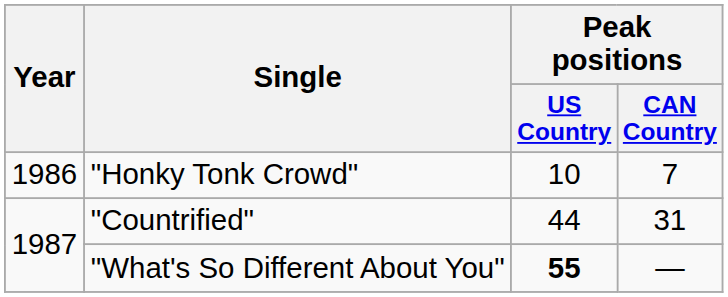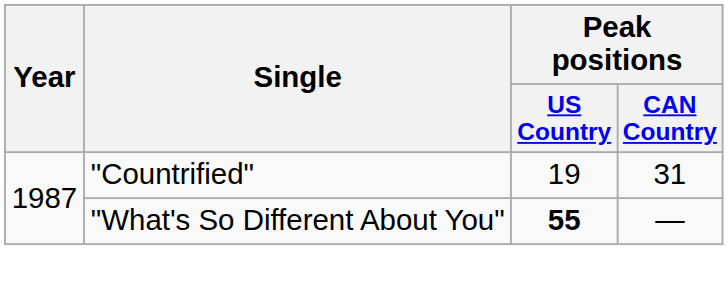- row: (224, 174)
(564, 221) 44 -> (564, 174) 19
